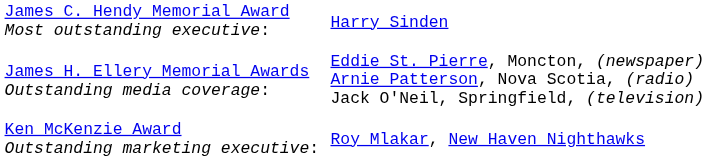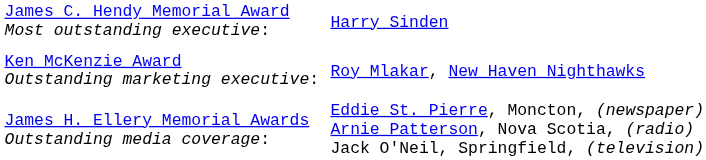rows swapped: (157, 80) <-> (162, 139)
